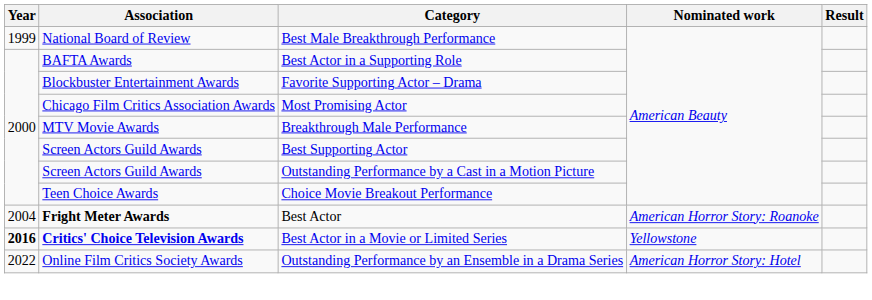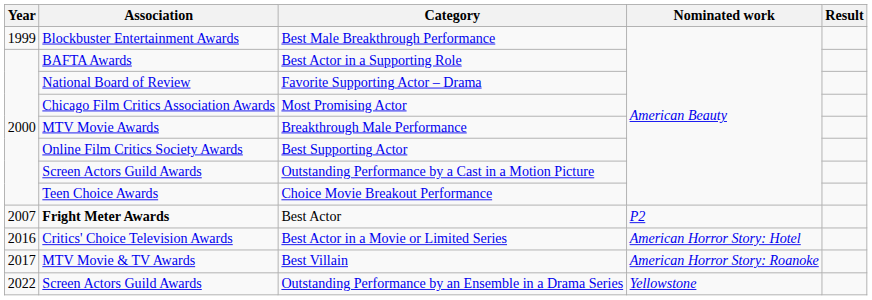(116, 37) National Board of Review -> (141, 37) Blockbuster Entertainment Awards
(141, 82) Blockbuster Entertainment Awards -> (116, 82) National Board of Review
(122, 149) Screen Actors Guild Awards -> (143, 149) Online Film Critics Society Awards
(22, 216) 2004 -> (22, 216) 2007
(724, 216) American Horror Story: Roanoke -> (637, 216) P2
(22, 238) bold -> (22, 238) normal
(143, 238) bold -> (138, 238) normal
(663, 238) Yellowstone -> (715, 238) American Horror Story: Hotel
+ row: (315, 261)
(143, 261) Online Film Critics Society Awards -> (122, 283) Screen Actors Guild Awards
(715, 261) American Horror Story: Hotel -> (663, 283) Yellowstone
